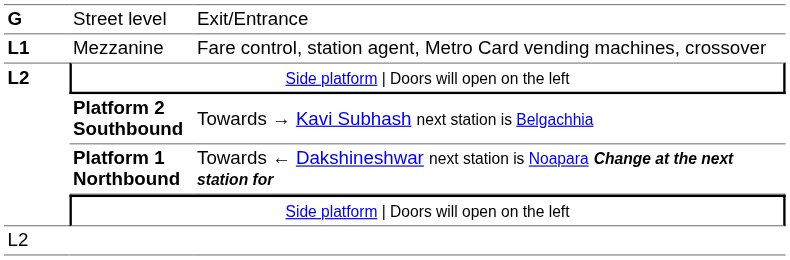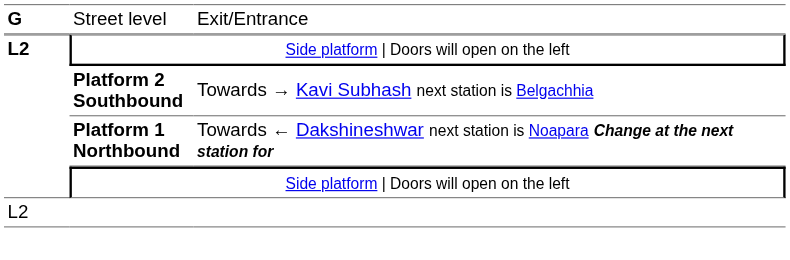- row: (118, 48)
